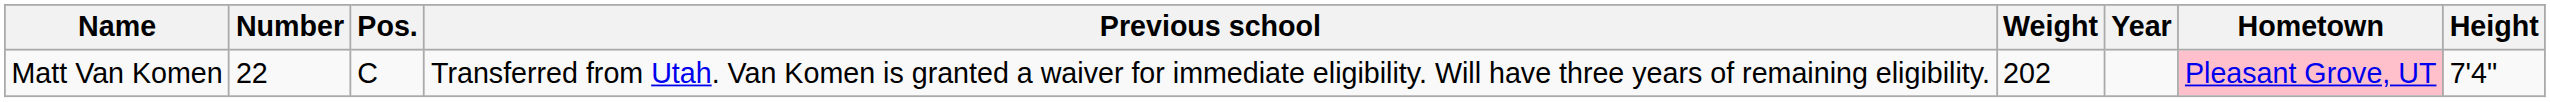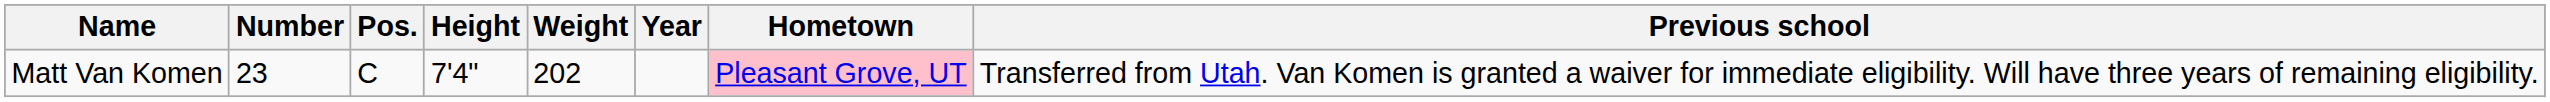columns swapped: (2494, 27) <-> (1210, 27)
(252, 72) 22 -> (252, 72) 23
